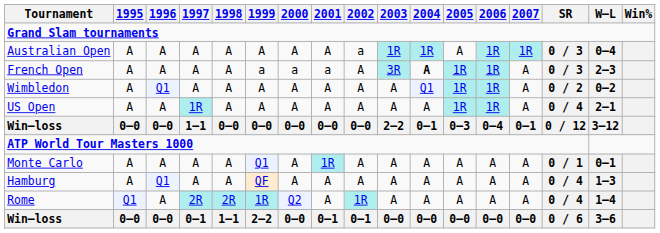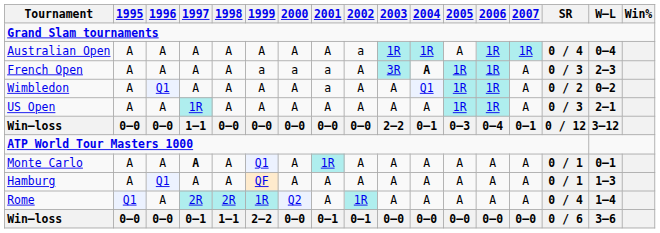(566, 51) 0 / 3 -> (566, 51) 0 / 4
(328, 88) A -> (328, 88) a
(566, 107) 0 / 4 -> (566, 107) 0 / 3
(196, 163) normal -> (196, 163) bold
(566, 182) 0 / 4 -> (566, 182) 0 / 1
